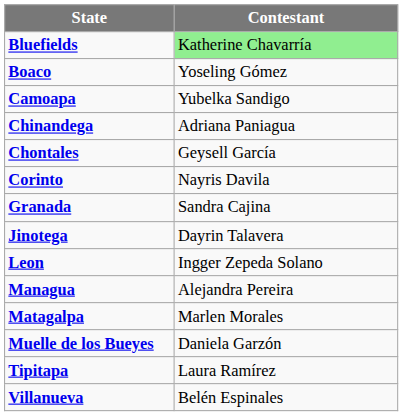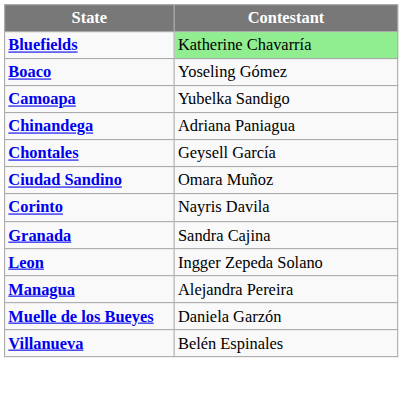+ row: (65, 180)
- row: (38, 234)
- row: (46, 315)
- row: (38, 370)
